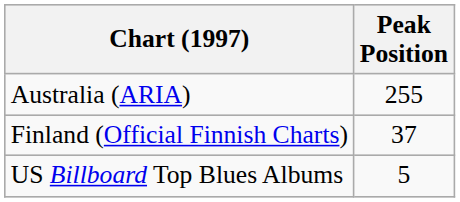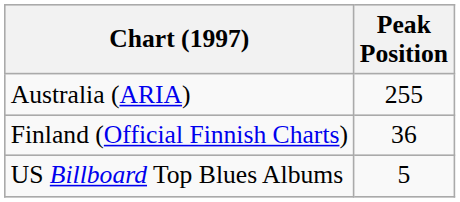(404, 134) 37 -> (404, 134) 36
